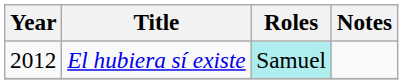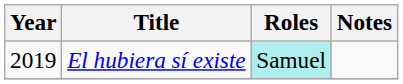(33, 59) 2012 -> (33, 59) 2019
